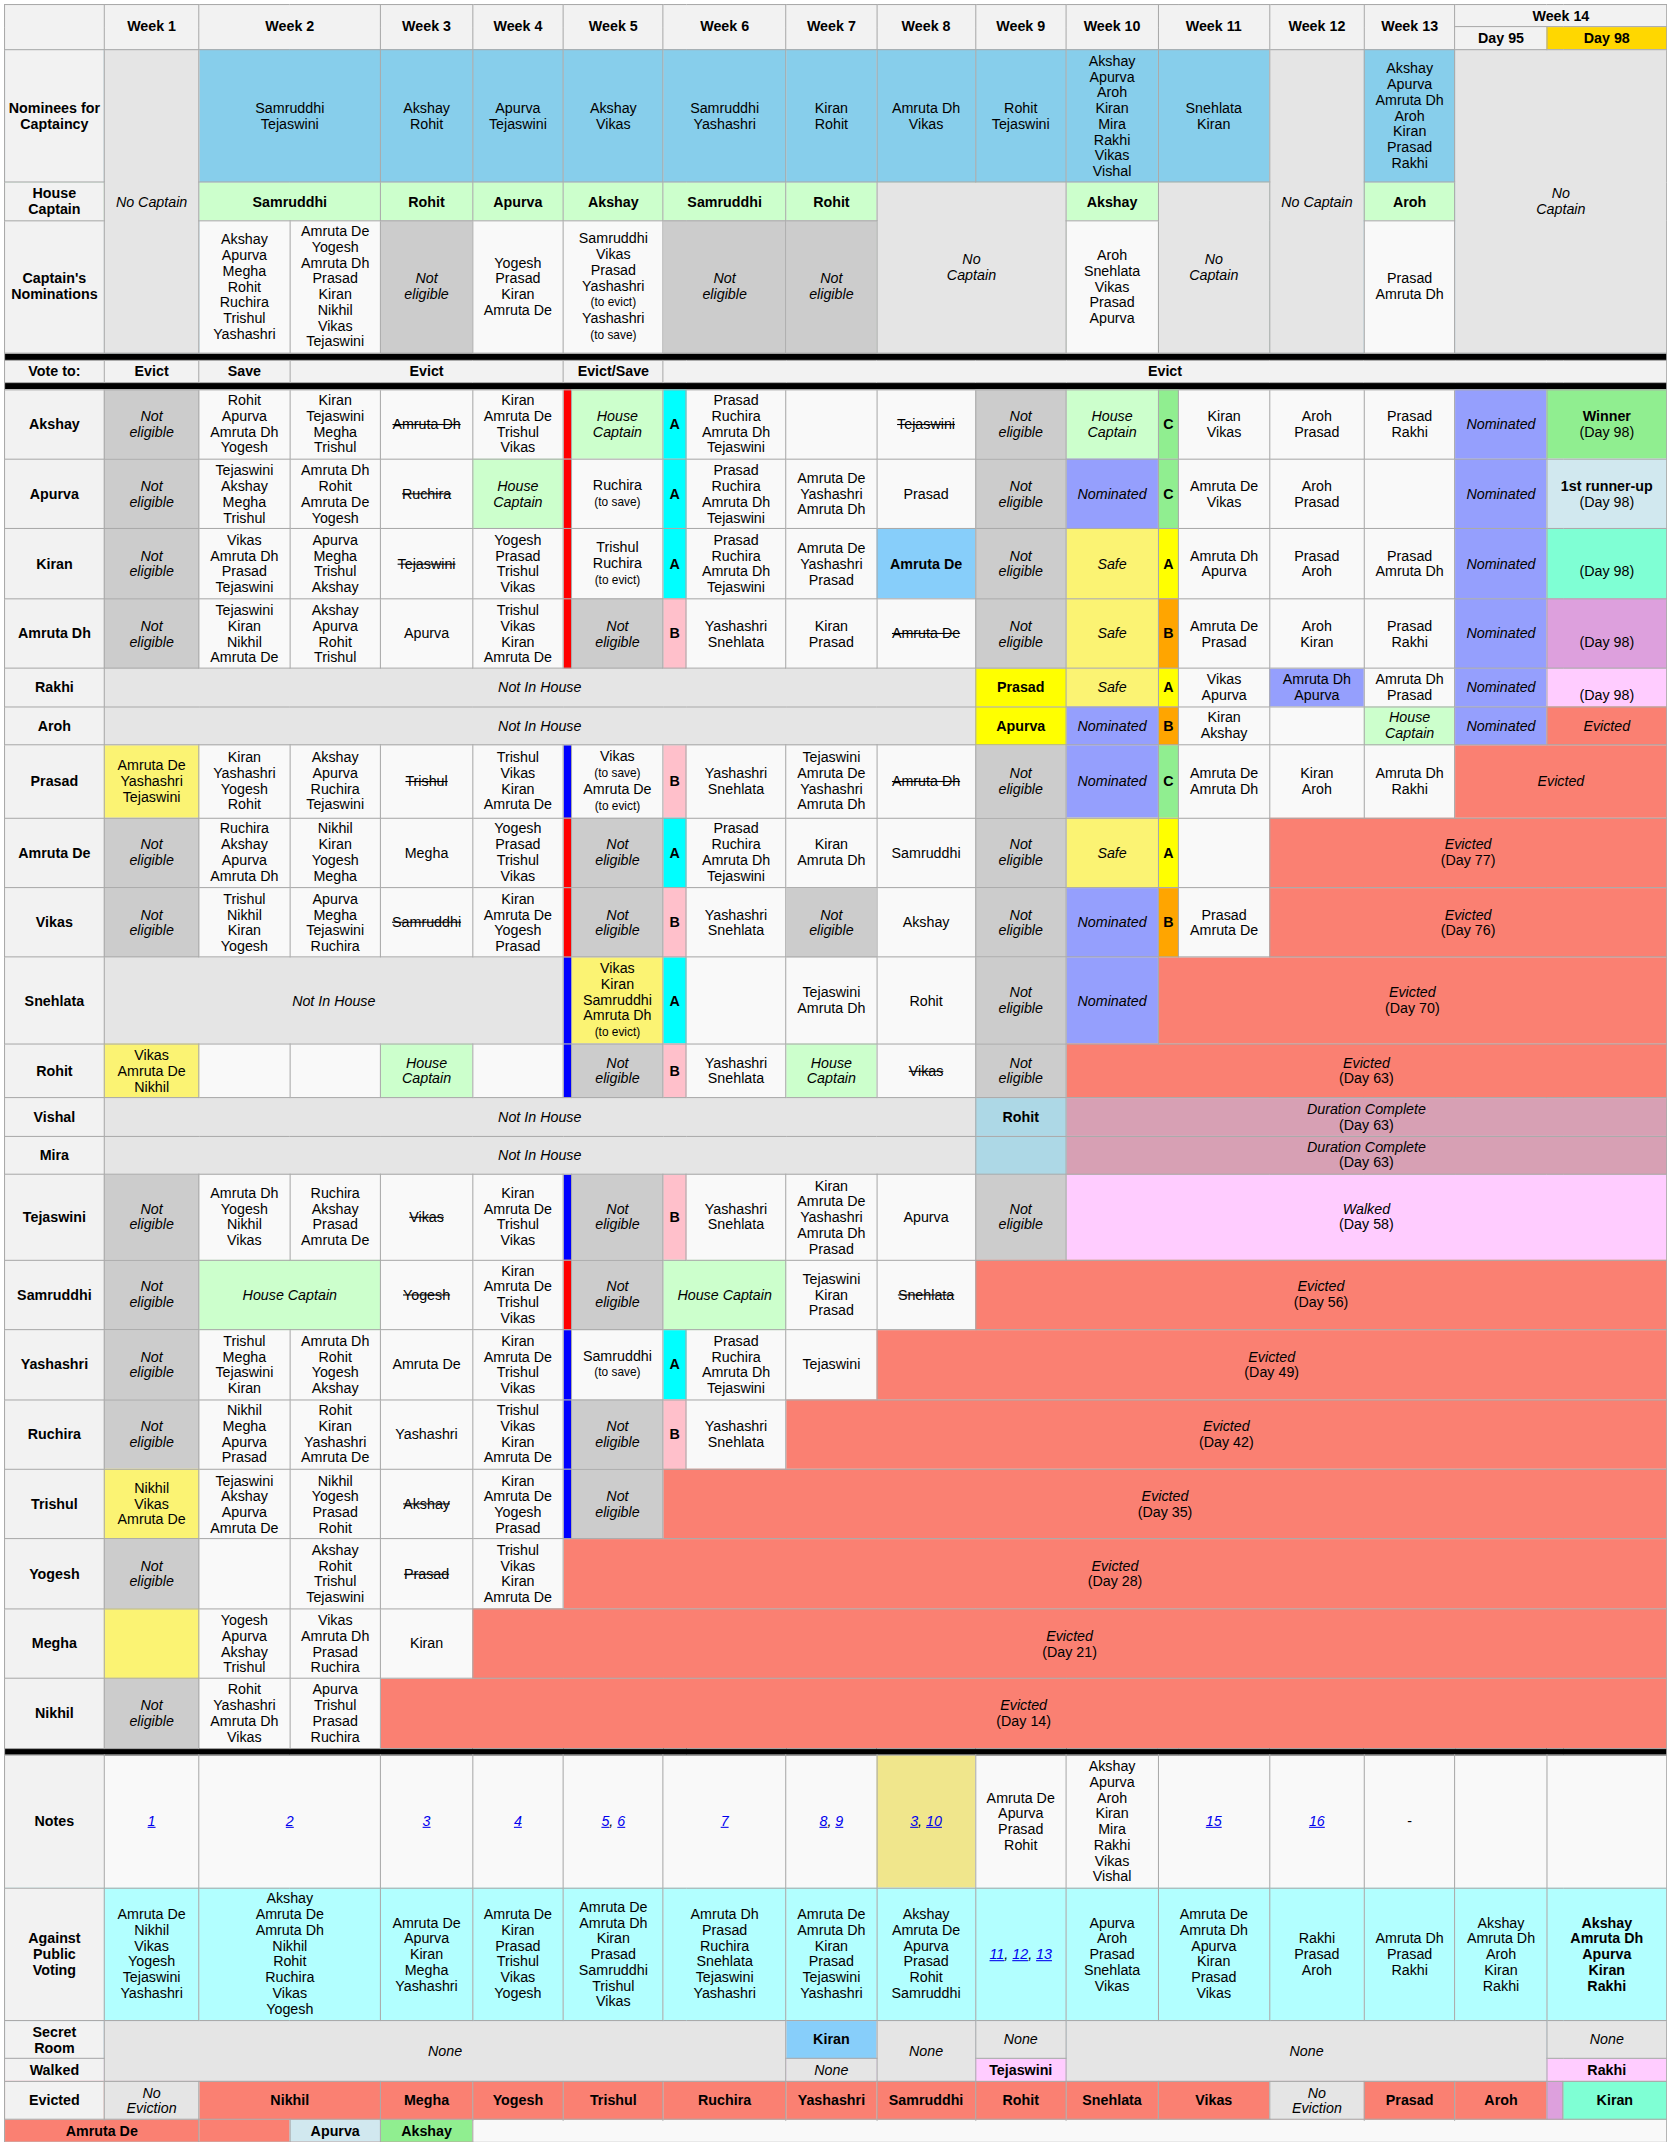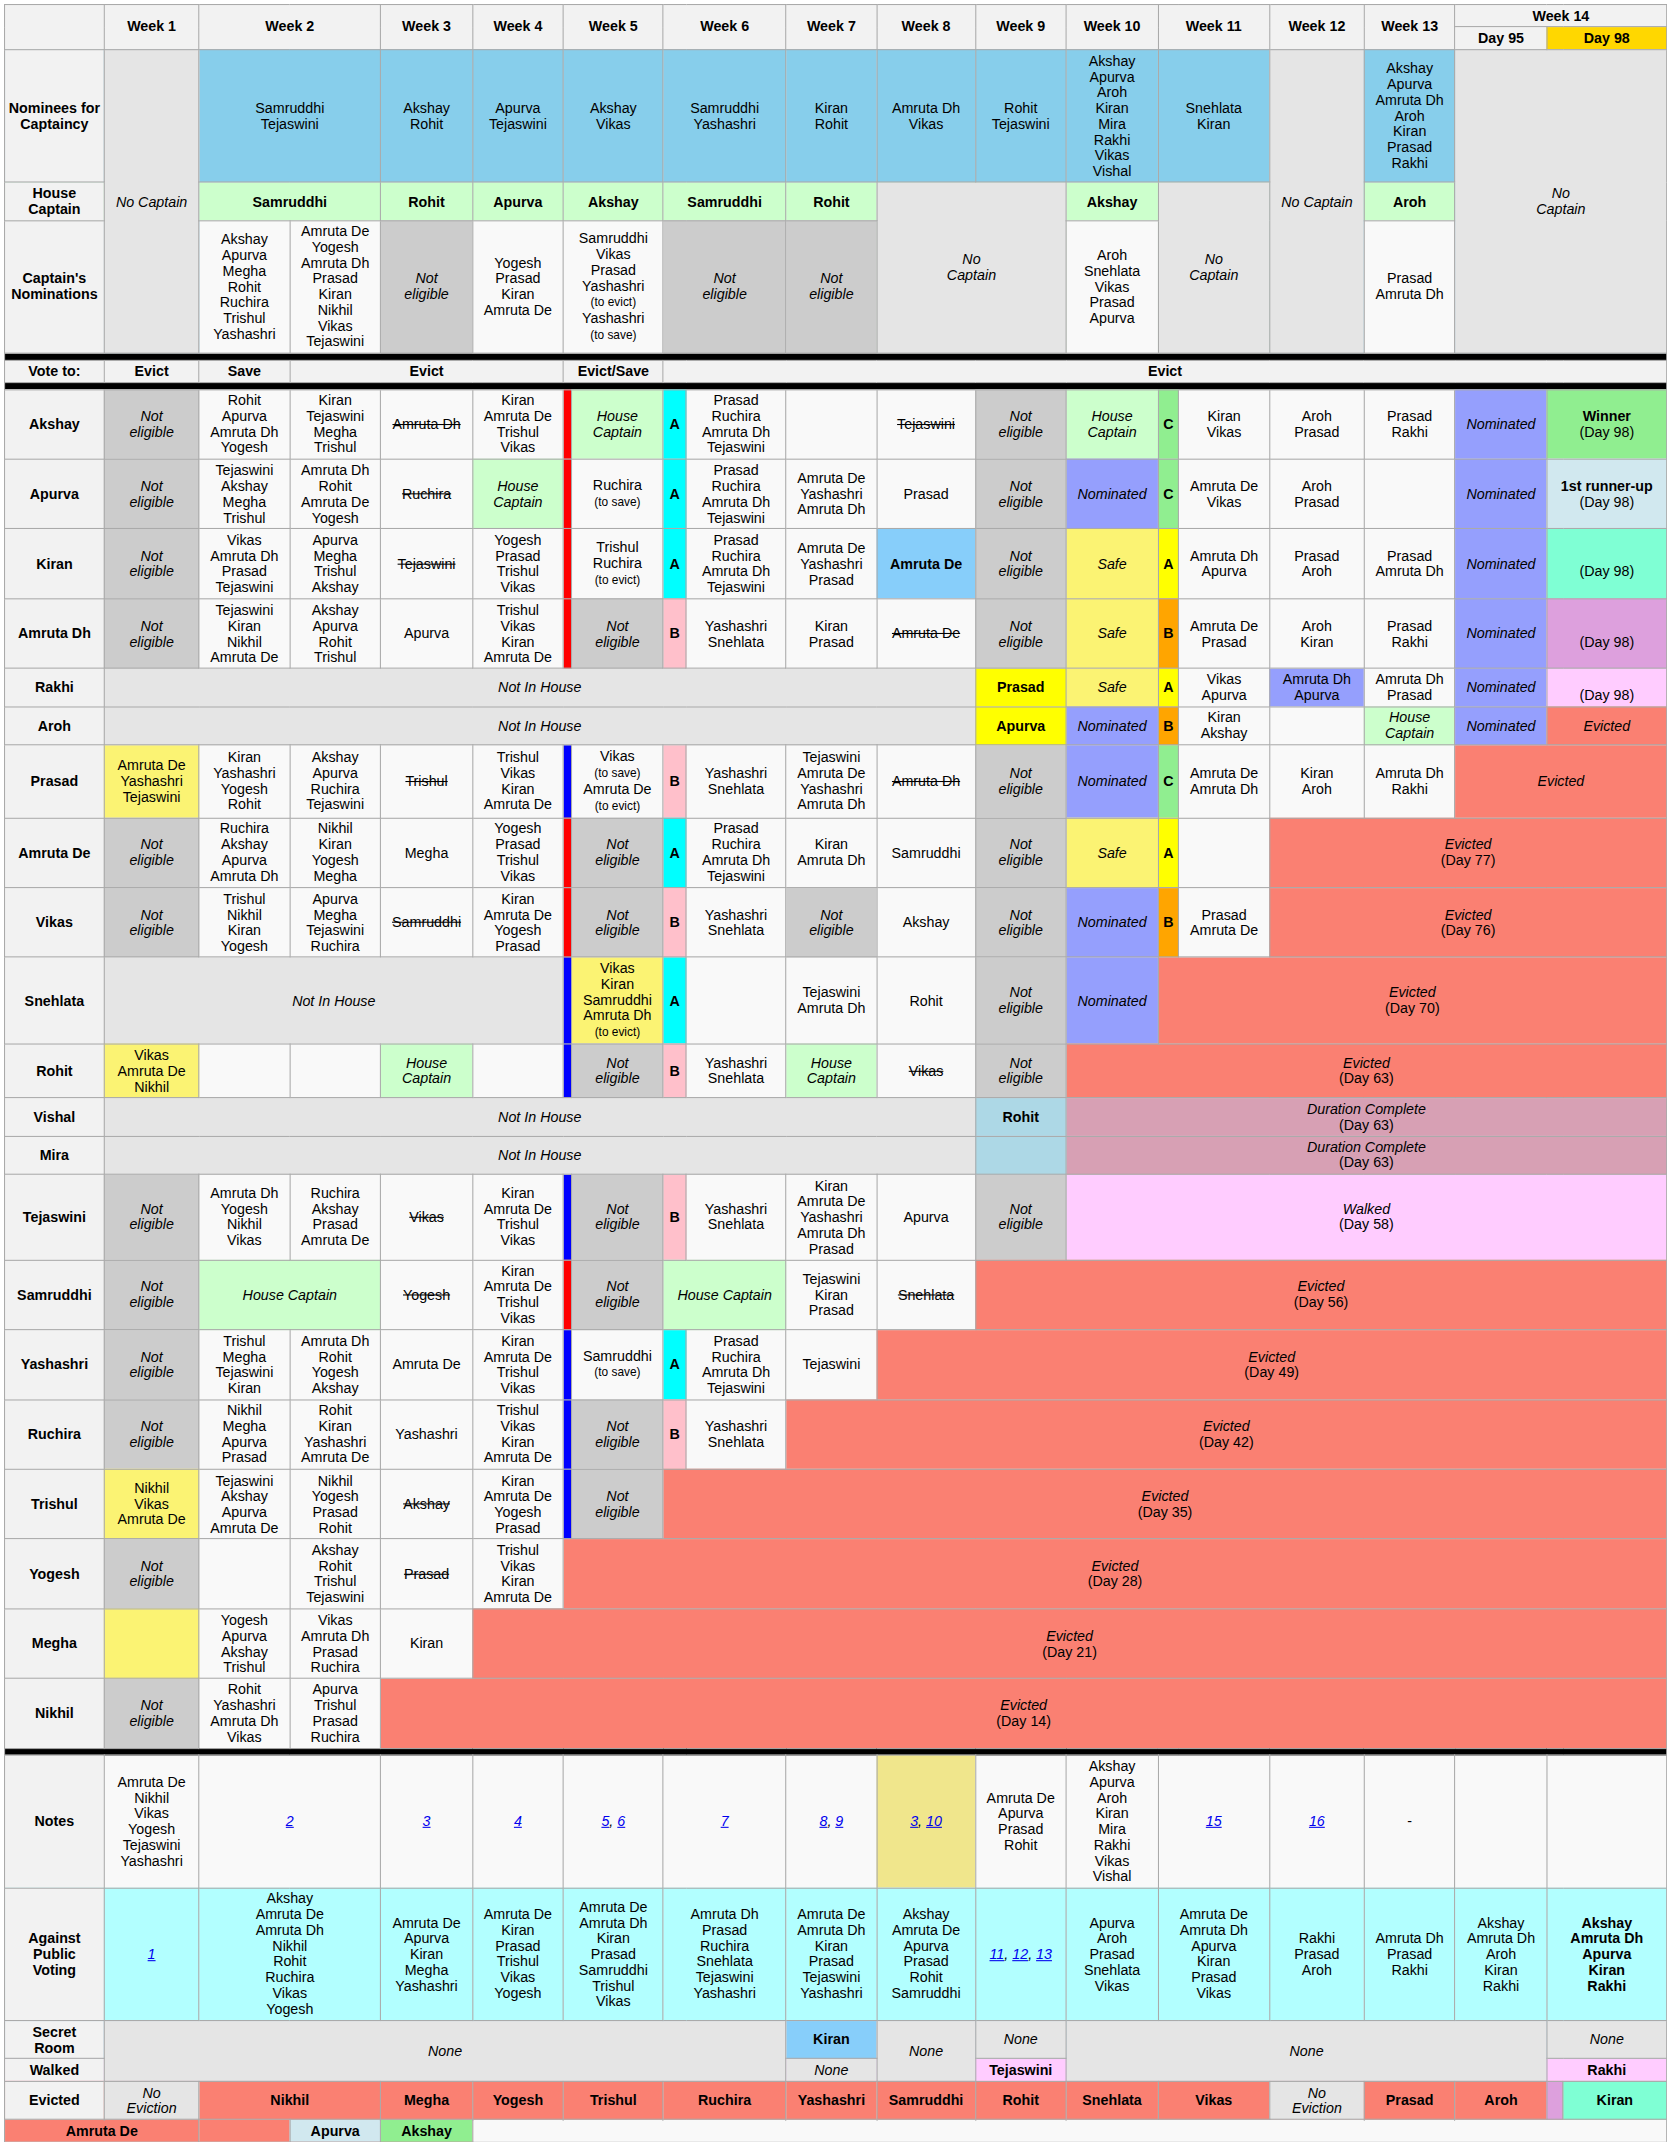(152, 1821) 1 -> (152, 1821) Amruta De Nikhil Vikas Yogesh Tejaswini Yashashri
(152, 1954) Amruta De Nikhil Vikas Yogesh Tejaswini Yashashri -> (152, 1954) 1
